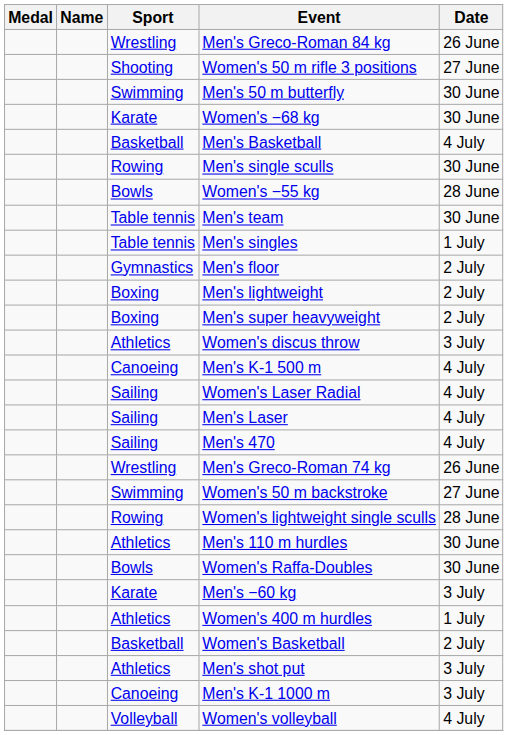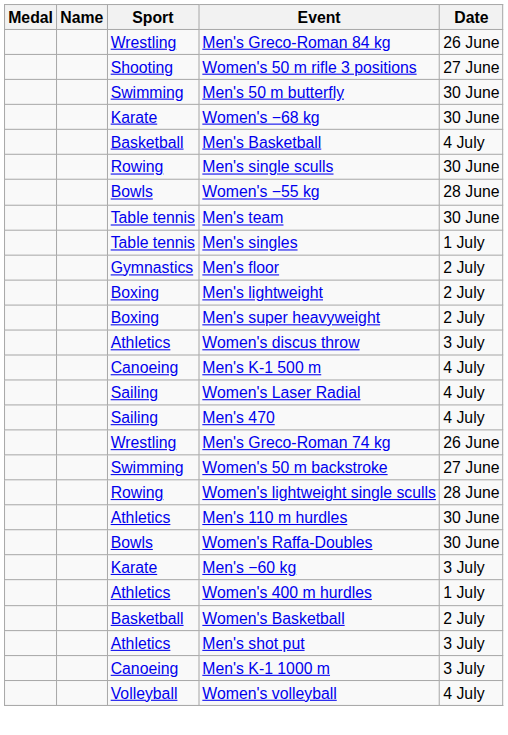- row: (245, 418)
